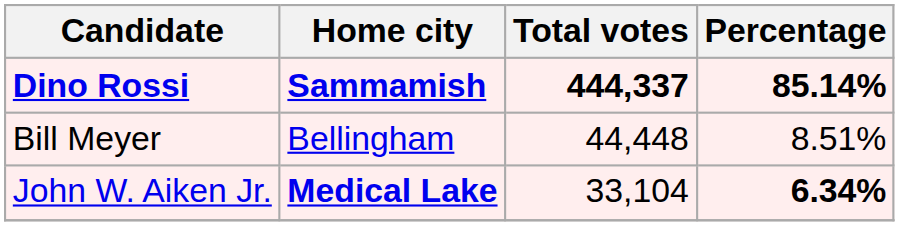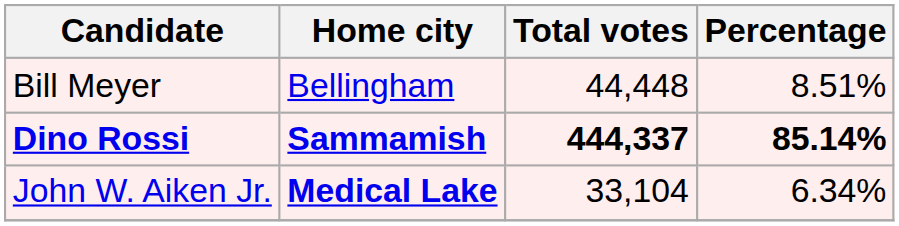rows swapped: (101, 84) <-> (87, 138)
(839, 191) bold -> (839, 191) normal
